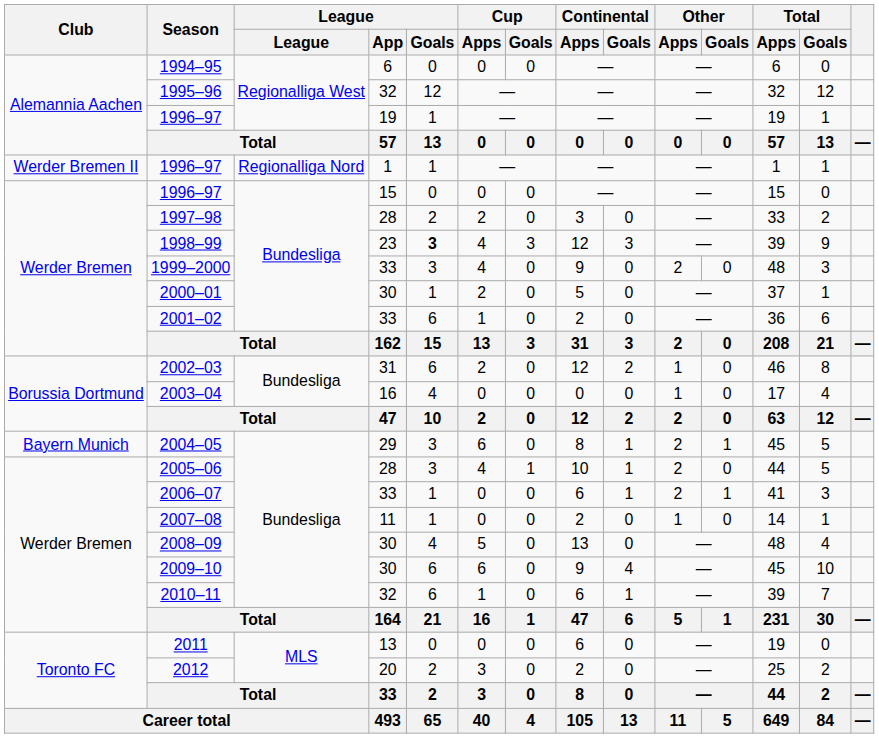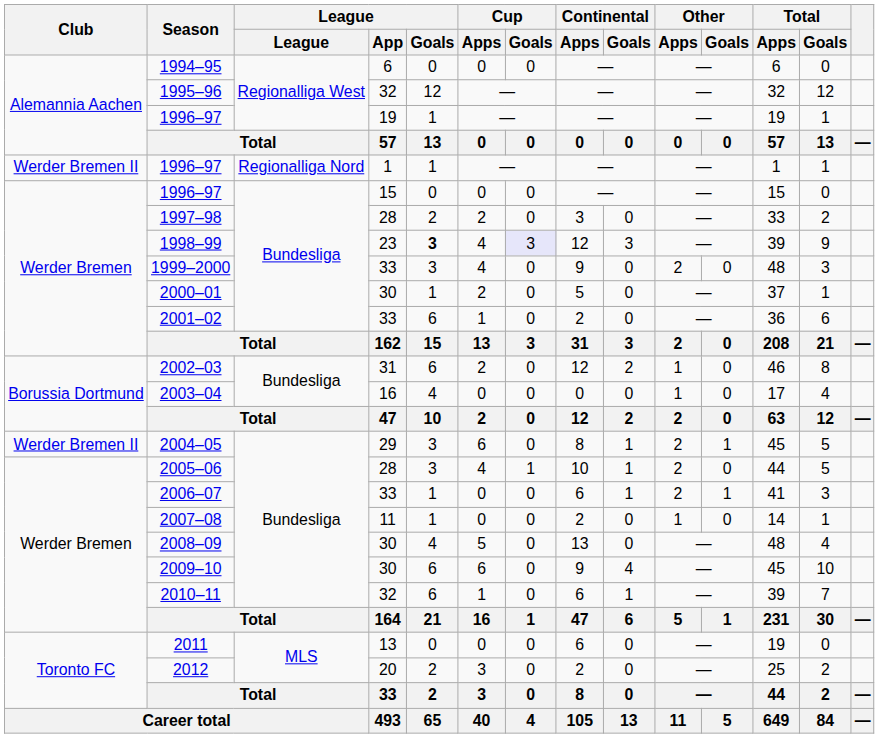(531, 243) no background -> (531, 243) lavender background
(76, 444) Bayern Munich -> (76, 444) Werder Bremen II
